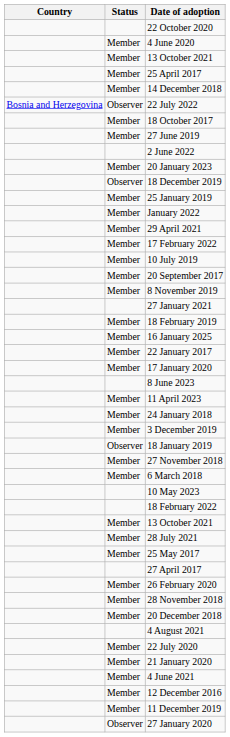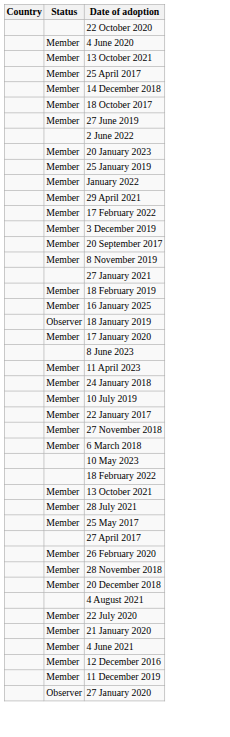- row: (125, 105)
- row: (125, 182)
rows swapped: (124, 430) <-> (124, 259)
rows swapped: (124, 352) <-> (125, 445)
